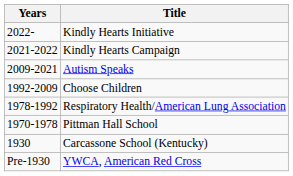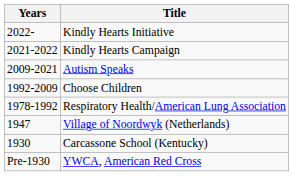- row: (110, 124)
+ row: (146, 124)
